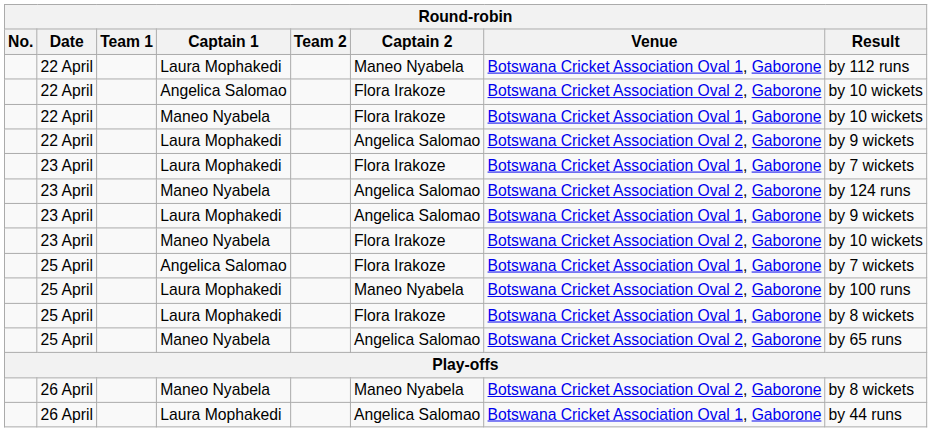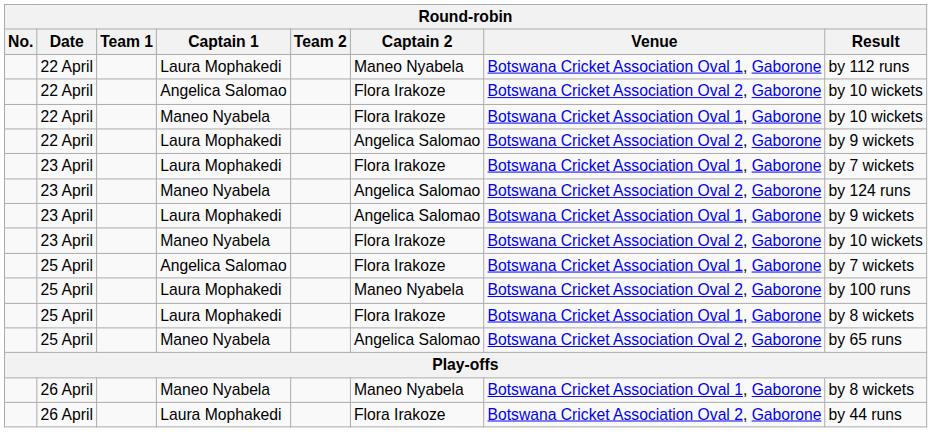(654, 389) Botswana Cricket Association Oval 2, Gaborone -> (654, 389) Botswana Cricket Association Oval 1, Gaborone
(417, 414) Angelica Salomao -> (400, 414) Flora Irakoze
(654, 414) Botswana Cricket Association Oval 1, Gaborone -> (654, 414) Botswana Cricket Association Oval 2, Gaborone
